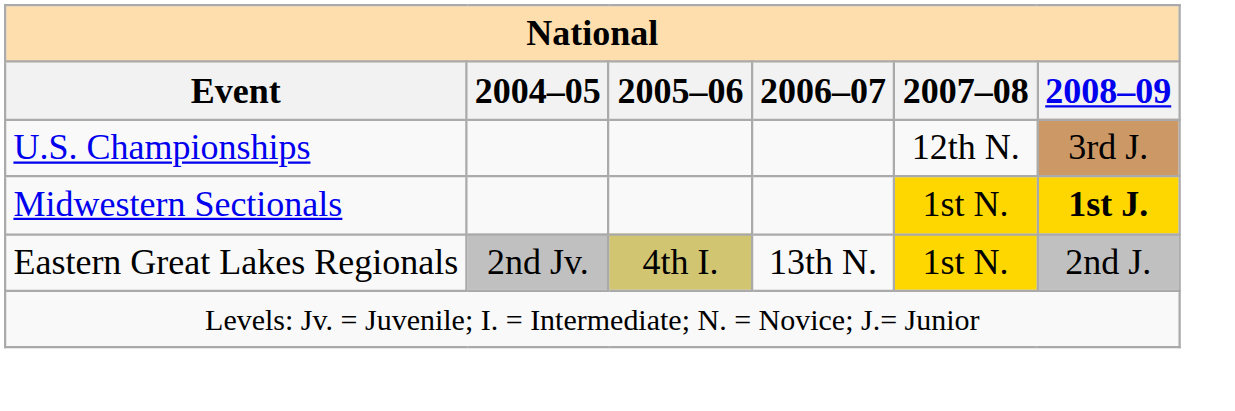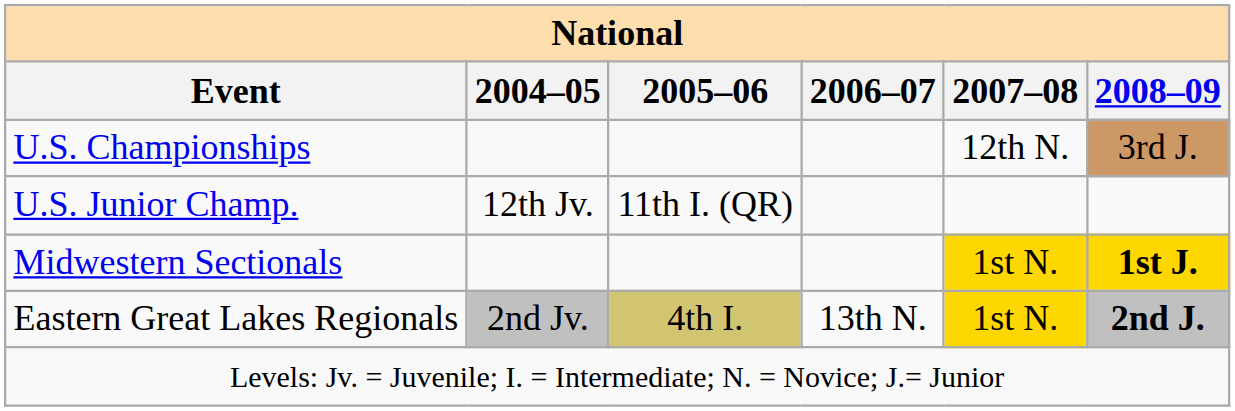+ row: (156, 204)
(1108, 261) normal -> (1158, 318) bold
